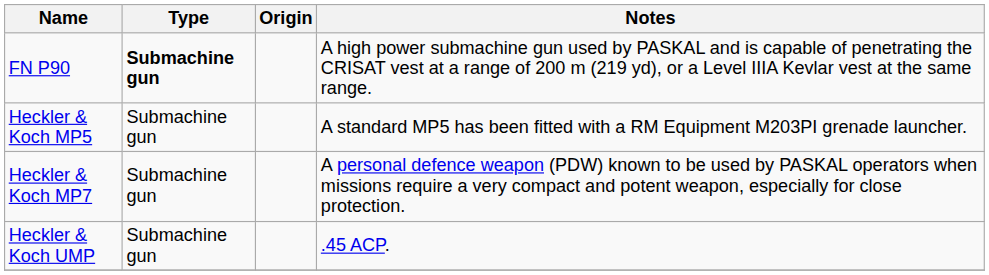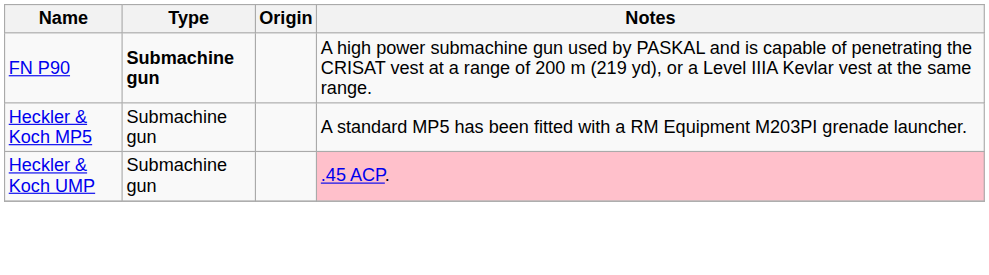- row: (50, 186)
(355, 245) no background -> (355, 176) pink background
